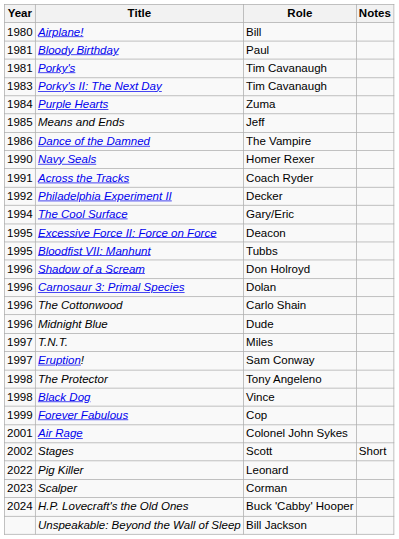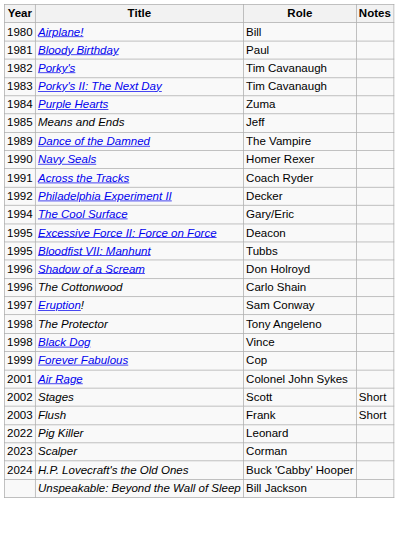(20, 68) 1981 -> (20, 68) 1982
(20, 141) 1986 -> (20, 141) 1989
- row: (111, 287)
- row: (73, 324)
- row: (53, 342)
+ row: (52, 415)
